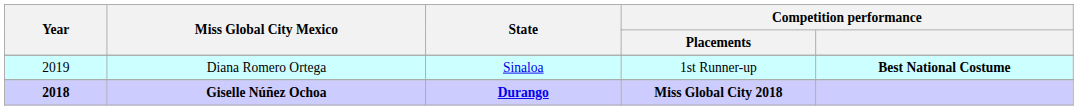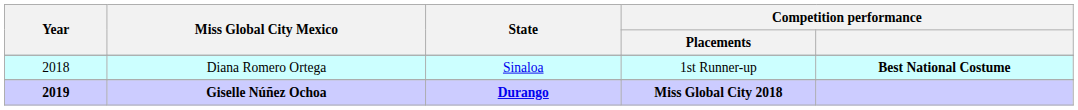(56, 68) 2019 -> (56, 68) 2018
(56, 93) 2018 -> (56, 93) 2019
